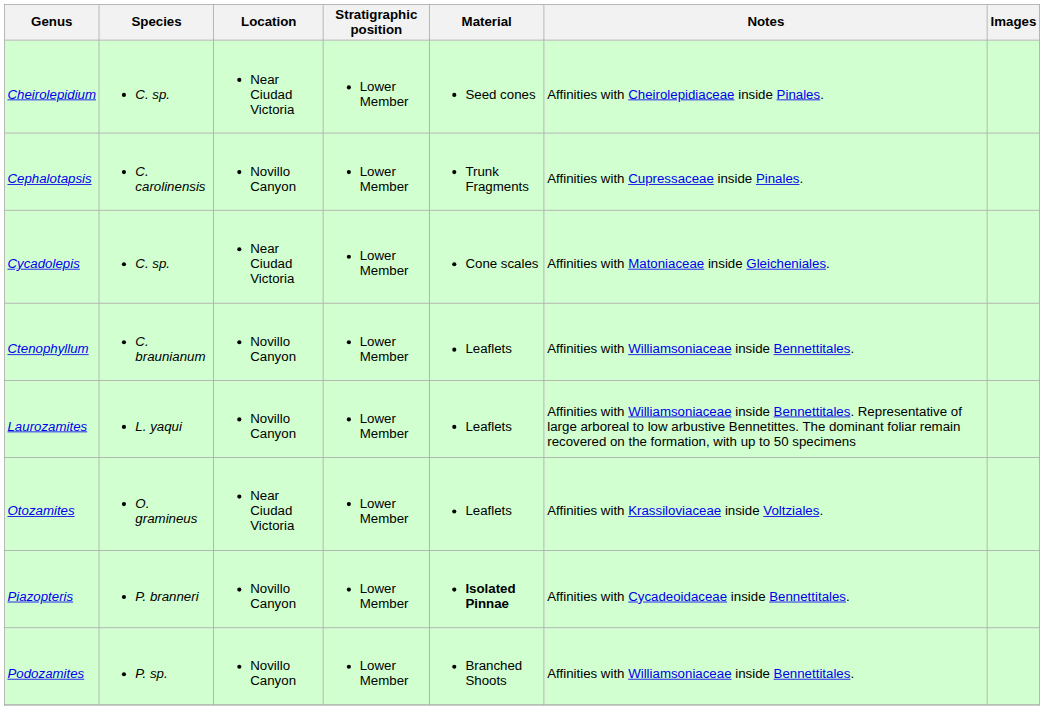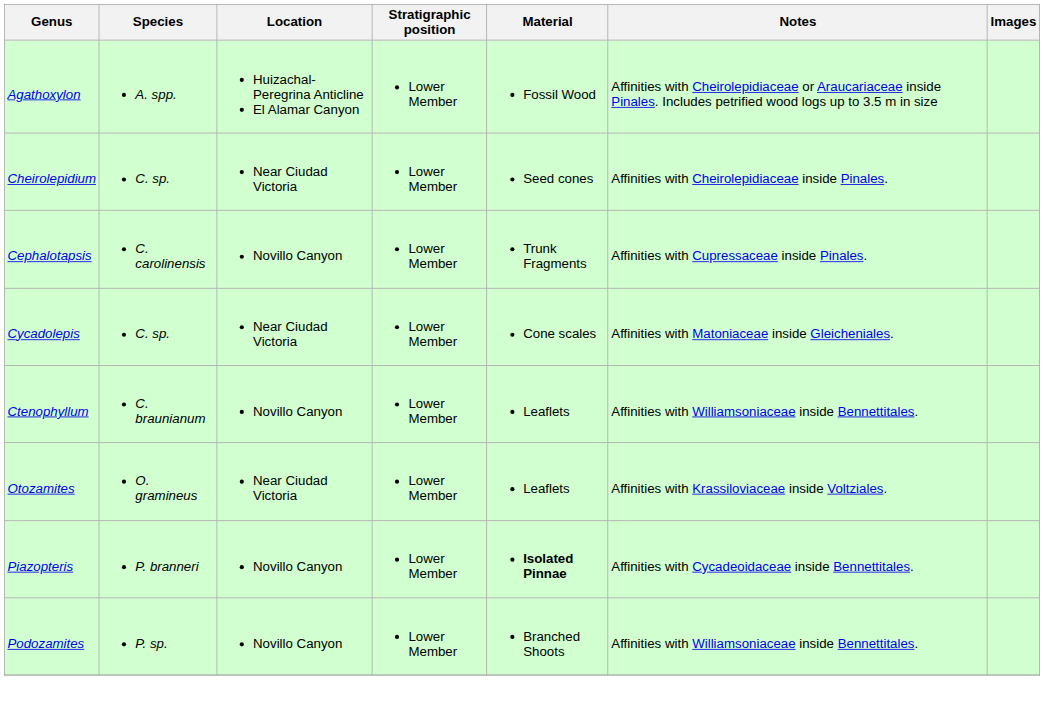+ row: (44, 94)
- row: (47, 426)
